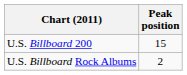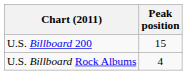(160, 61) 2 -> (160, 61) 4
